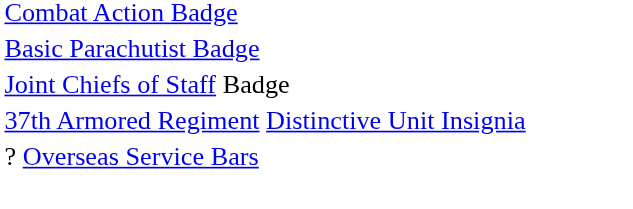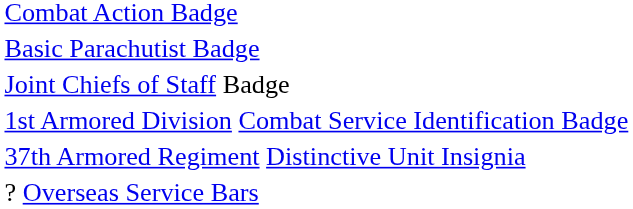+ row: (316, 120)
